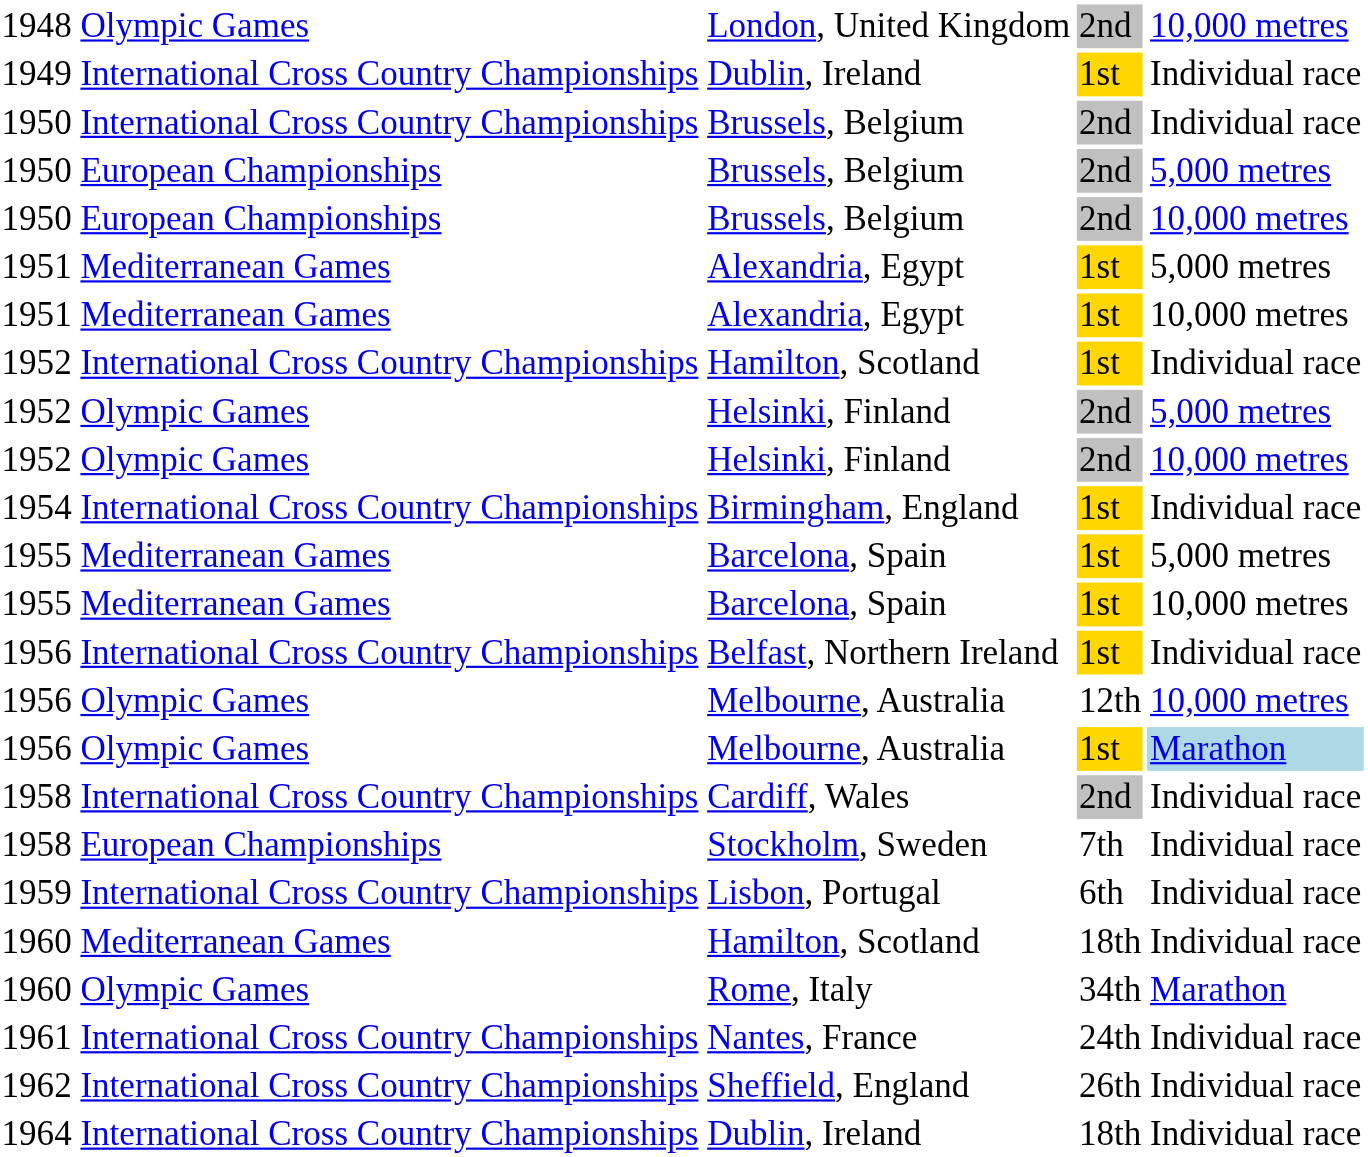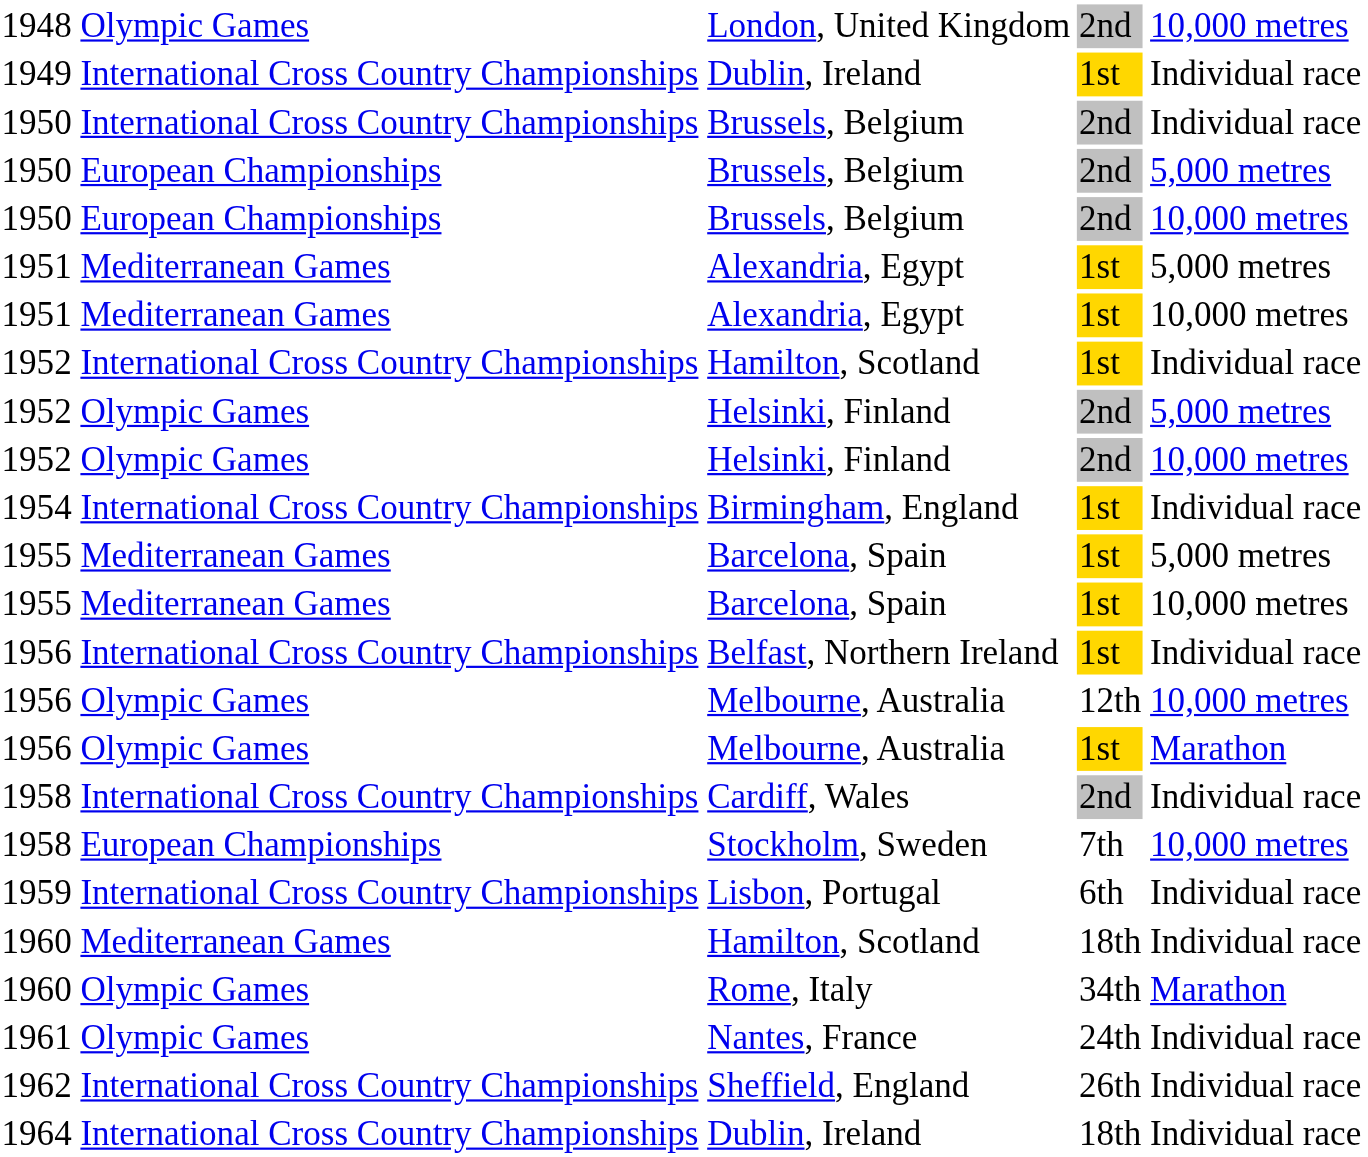(1218, 748) lightblue background -> (1218, 748) no background
(1256, 844) Individual race -> (1249, 844) 10,000 metres
(389, 1037) International Cross Country Championships -> (195, 1037) Olympic Games
